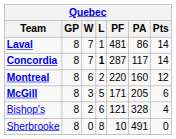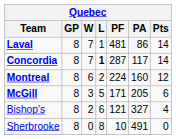(118, 77) 220 -> (118, 77) 224
(140, 110) 328 -> (140, 110) 327
